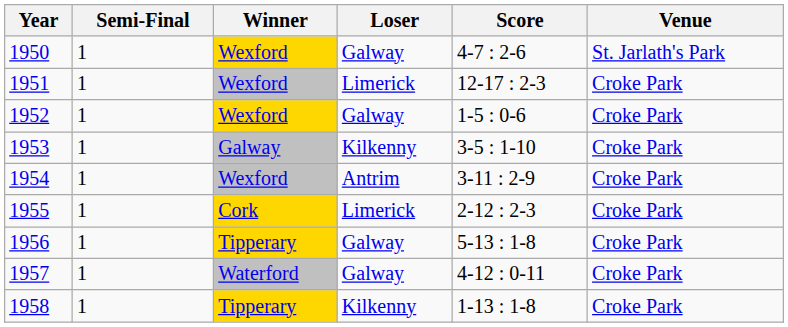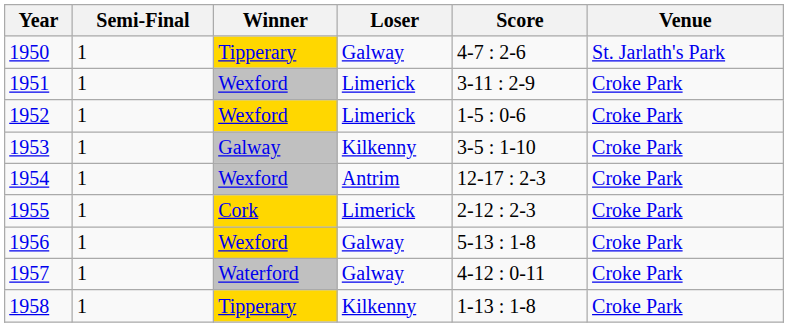(253, 52) Wexford -> (257, 52) Tipperary
(501, 83) 12-17 : 2-3 -> (496, 83) 3-11 : 2-9
(373, 115) Galway -> (378, 115) Limerick
(496, 178) 3-11 : 2-9 -> (501, 178) 12-17 : 2-3
(257, 242) Tipperary -> (253, 242) Wexford
